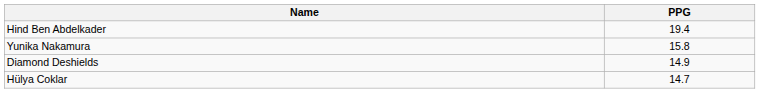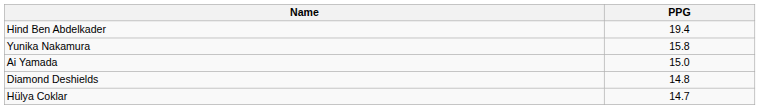+ row: (32, 63)
(679, 63) 14.9 -> (679, 79) 14.8
